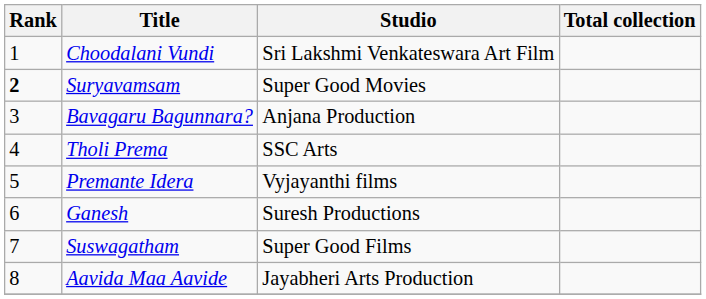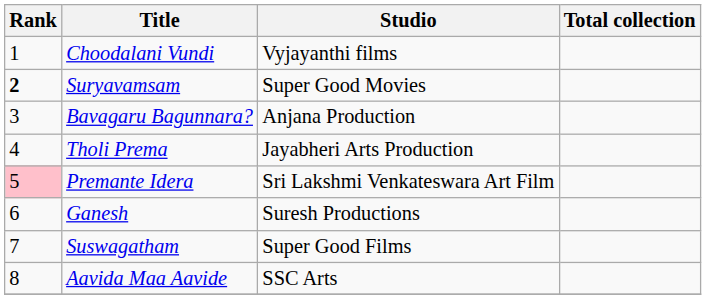(408, 52) Sri Lakshmi Venkateswara Art Film -> (330, 52) Vyjayanthi films
(300, 149) SSC Arts -> (368, 149) Jayabheri Arts Production
(14, 181) no background -> (14, 181) pink background
(330, 181) Vyjayanthi films -> (408, 181) Sri Lakshmi Venkateswara Art Film
(368, 278) Jayabheri Arts Production -> (300, 278) SSC Arts
